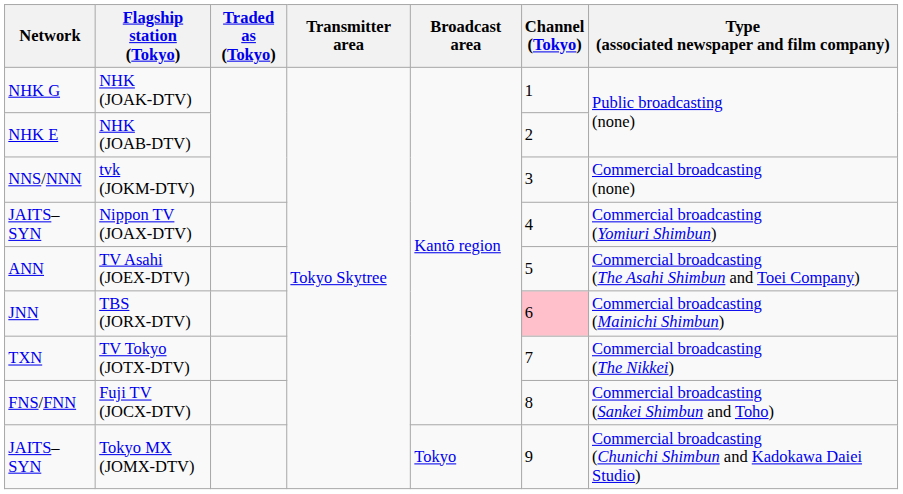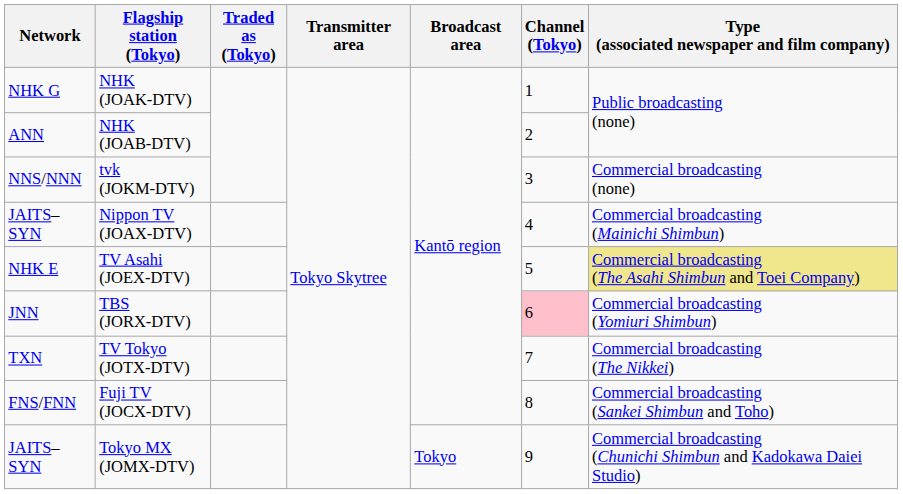(33, 134) NHK E -> (26, 134) ANN
(677, 224) Commercial broadcasting (Yomiuri Shimbun) -> (677, 224) Commercial broadcasting (Mainichi Shimbun)
(26, 268) ANN -> (33, 268) NHK E
(726, 268) no background -> (726, 268) khaki background
(677, 313) Commercial broadcasting (Mainichi Shimbun) -> (677, 313) Commercial broadcasting (Yomiuri Shimbun)
